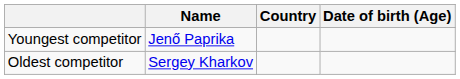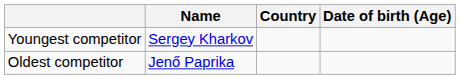(191, 39) Jenő Paprika -> (201, 39) Sergey Kharkov
(201, 62) Sergey Kharkov -> (191, 62) Jenő Paprika
